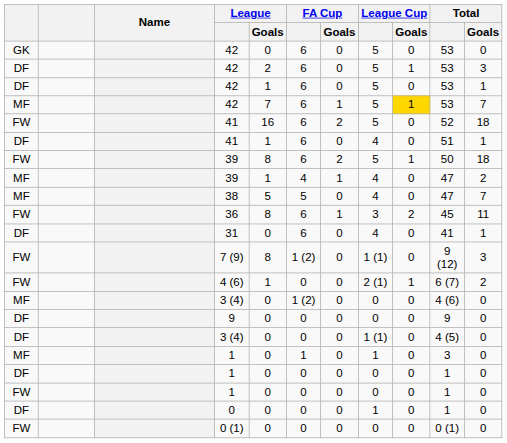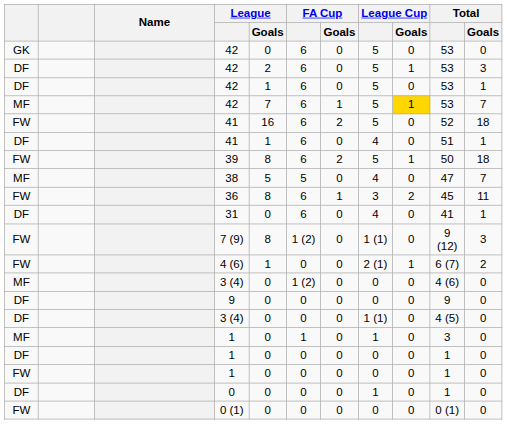- row: (21, 178)
